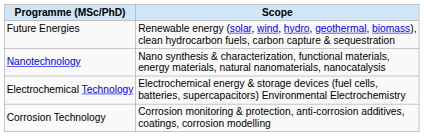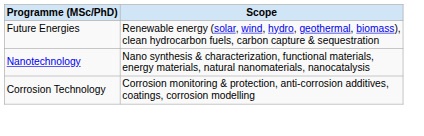- row: (70, 90)
